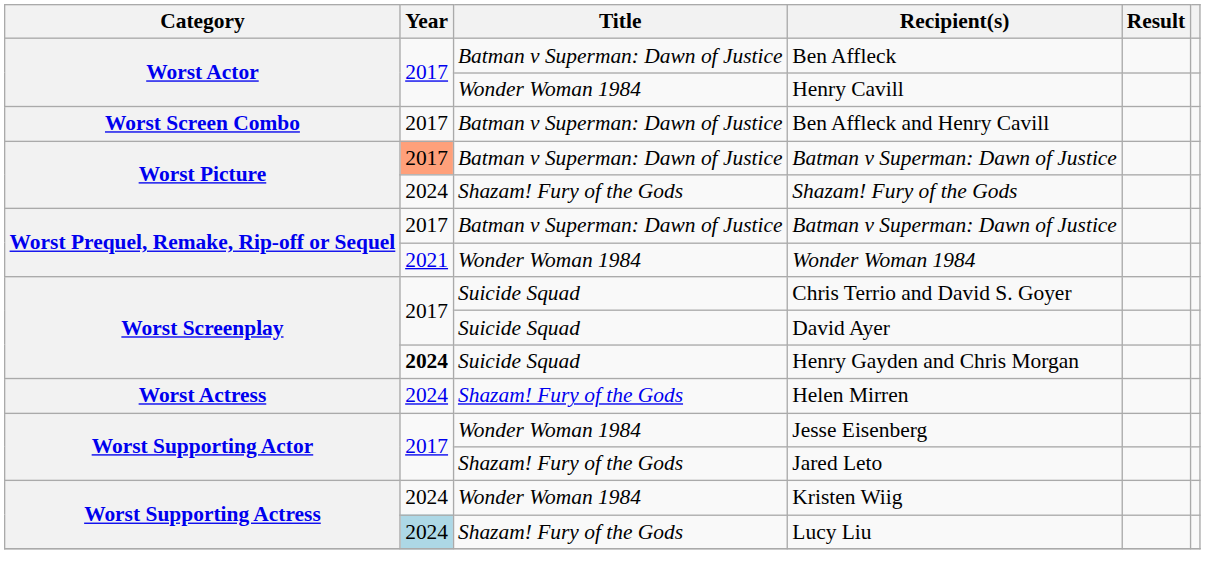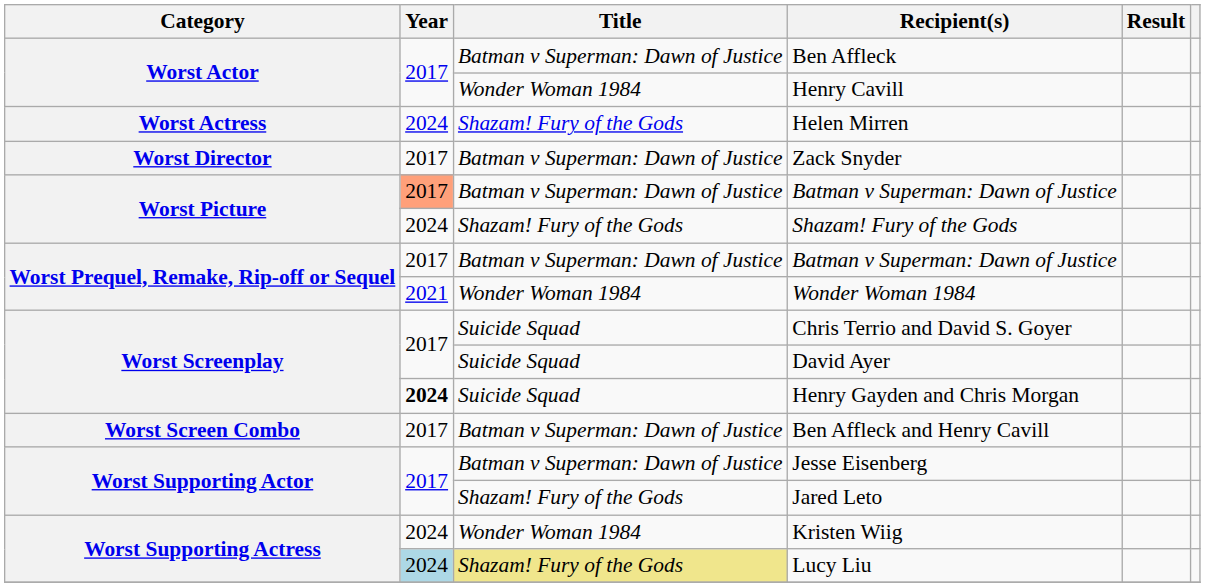rows swapped: (202, 395) <-> (202, 123)
+ row: (202, 157)
(549, 429) Wonder Woman 1984 -> (620, 463) Batman v Superman: Dawn of Justice
(570, 531) no background -> (570, 565) khaki background
